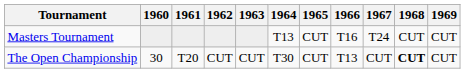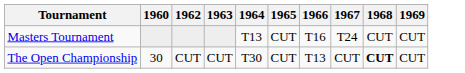- column: (188, 15)
